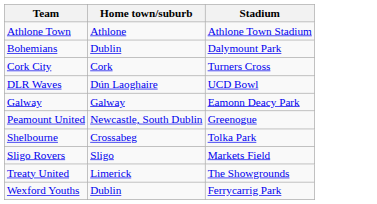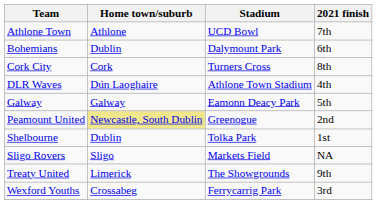+ column: (343, 13)
(260, 31) Athlone Town Stadium -> (233, 31) UCD Bowl
(233, 84) UCD Bowl -> (260, 84) Athlone Town Stadium
(146, 119) no background -> (146, 119) khaki background
(114, 137) Crossabeg -> (106, 137) Dublin
(106, 191) Dublin -> (114, 191) Crossabeg
